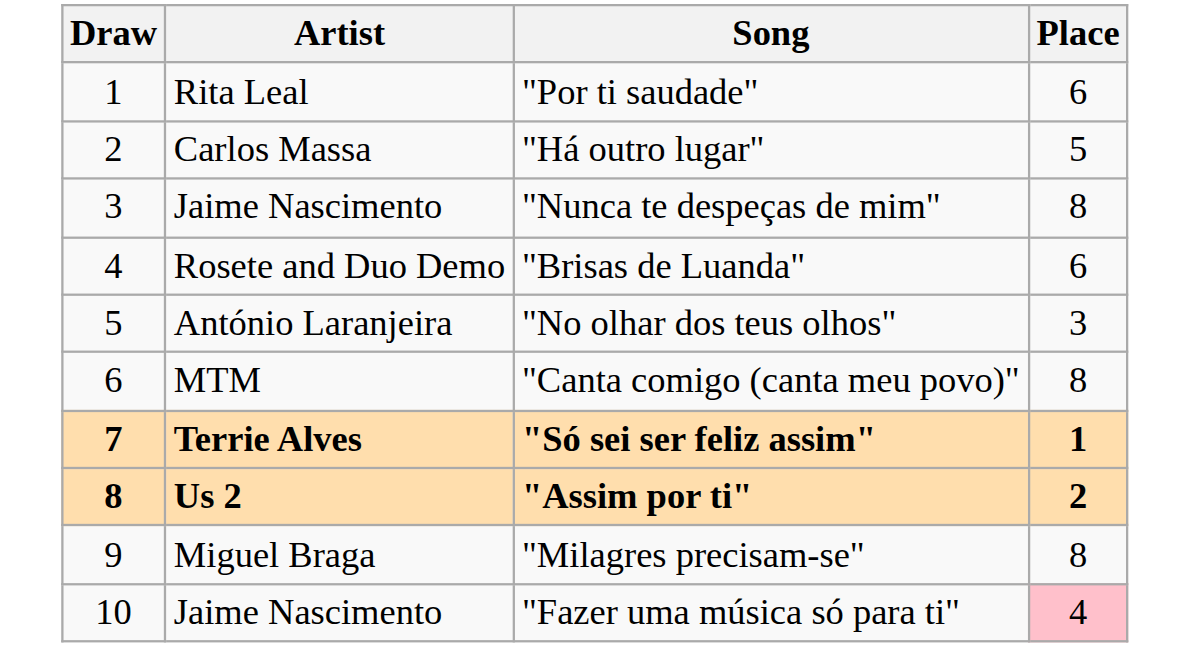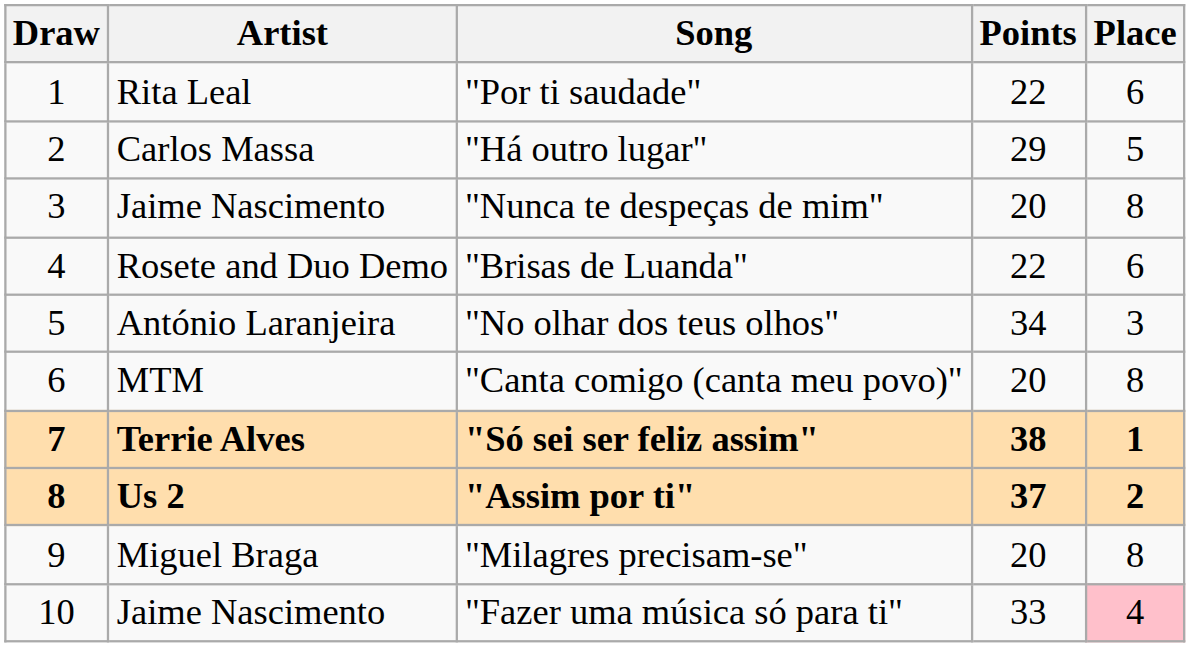+ column: (1028, 33)
